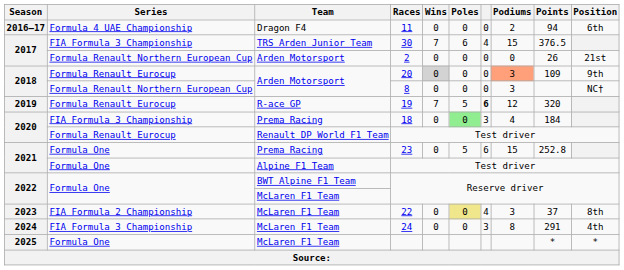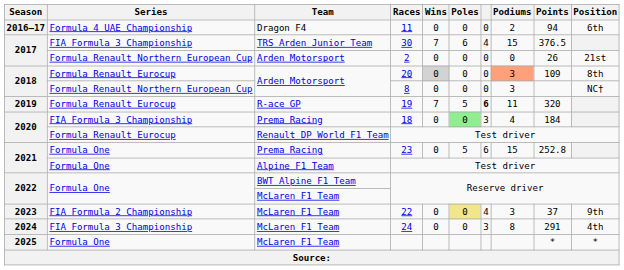(595, 73) 9th -> (595, 73) 8th
(512, 104) 12 -> (512, 104) 11
(595, 211) 8th -> (595, 211) 9th
